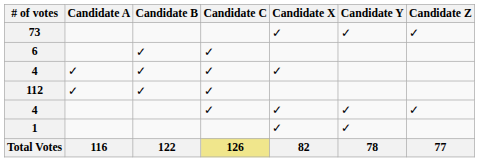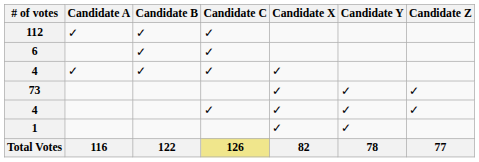rows swapped: (35, 90) <-> (35, 32)
